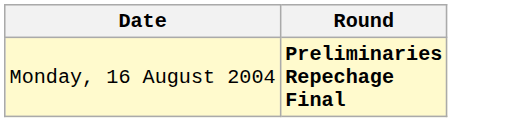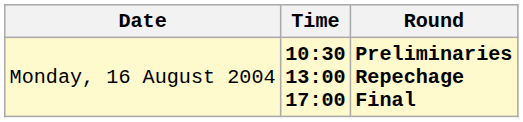+ column: (315, 21)
